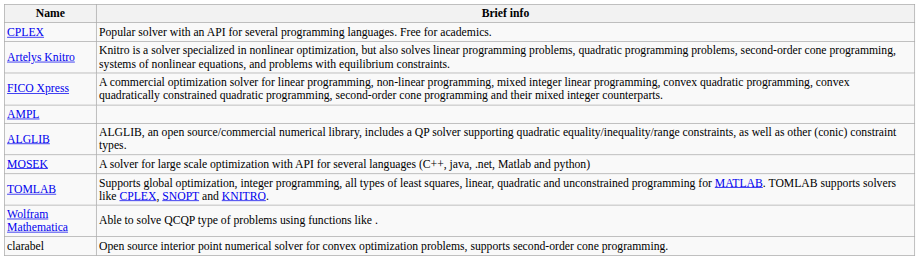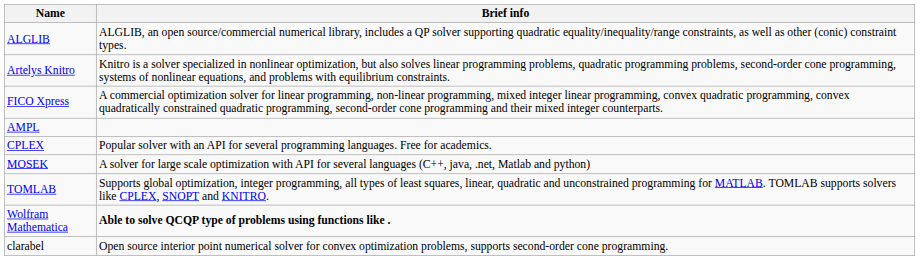rows swapped: (28, 139) <-> (26, 32)
(238, 221) normal -> (245, 221) bold
